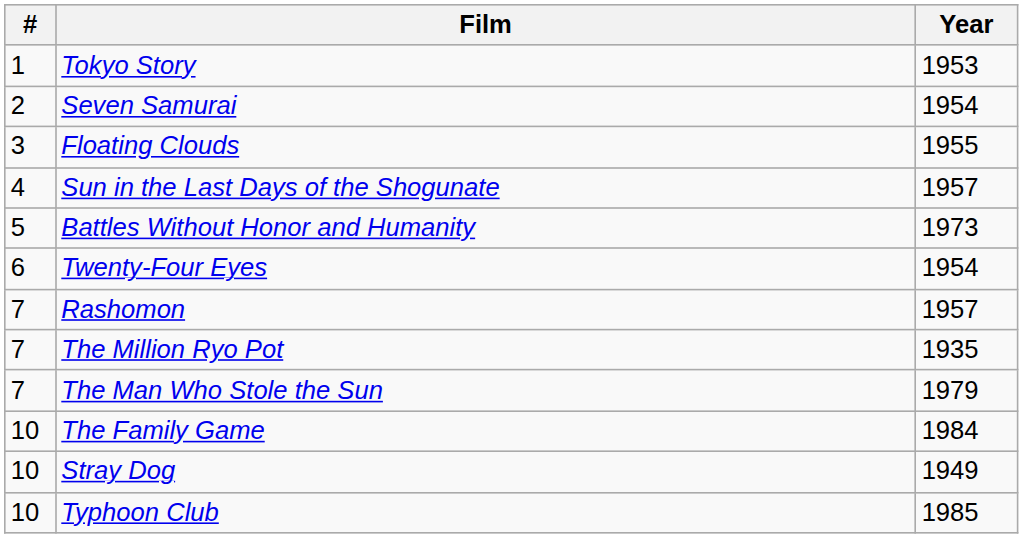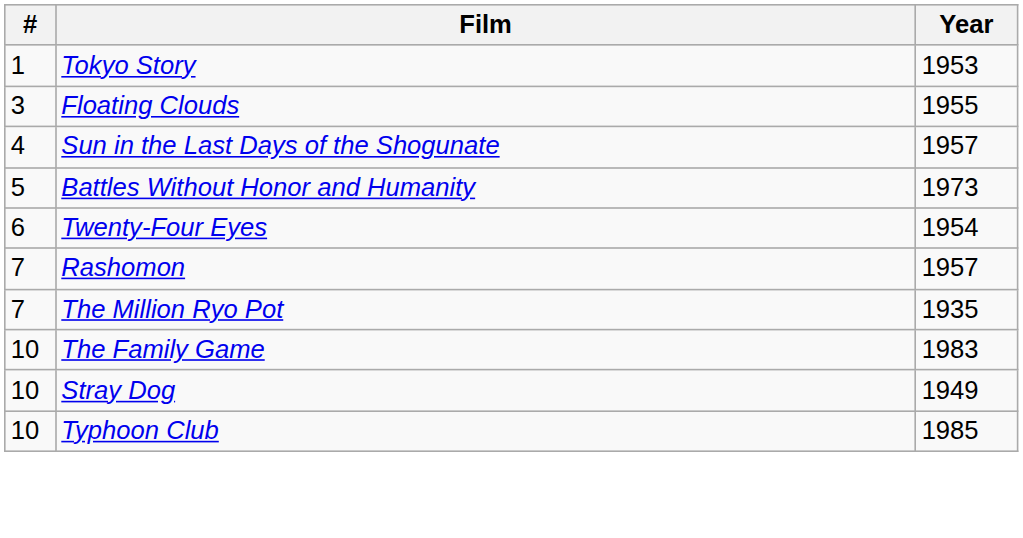- row: (149, 106)
- row: (222, 390)
(950, 430) 1984 -> (950, 349) 1983
